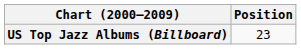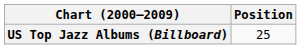(263, 34) 23 -> (263, 34) 25
